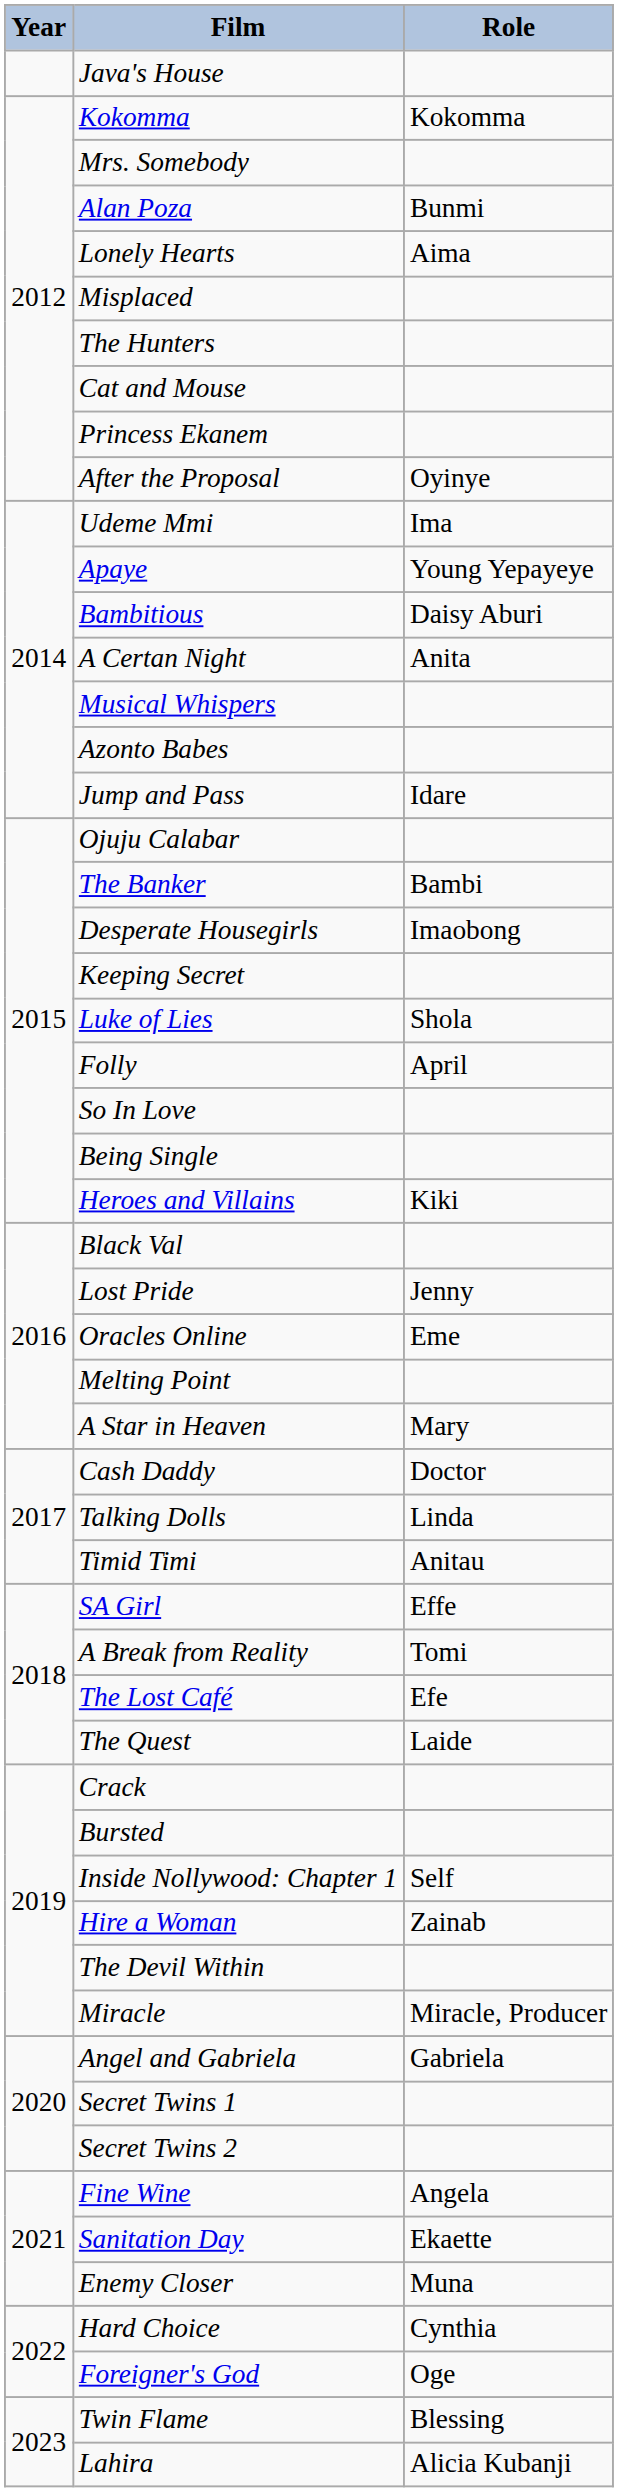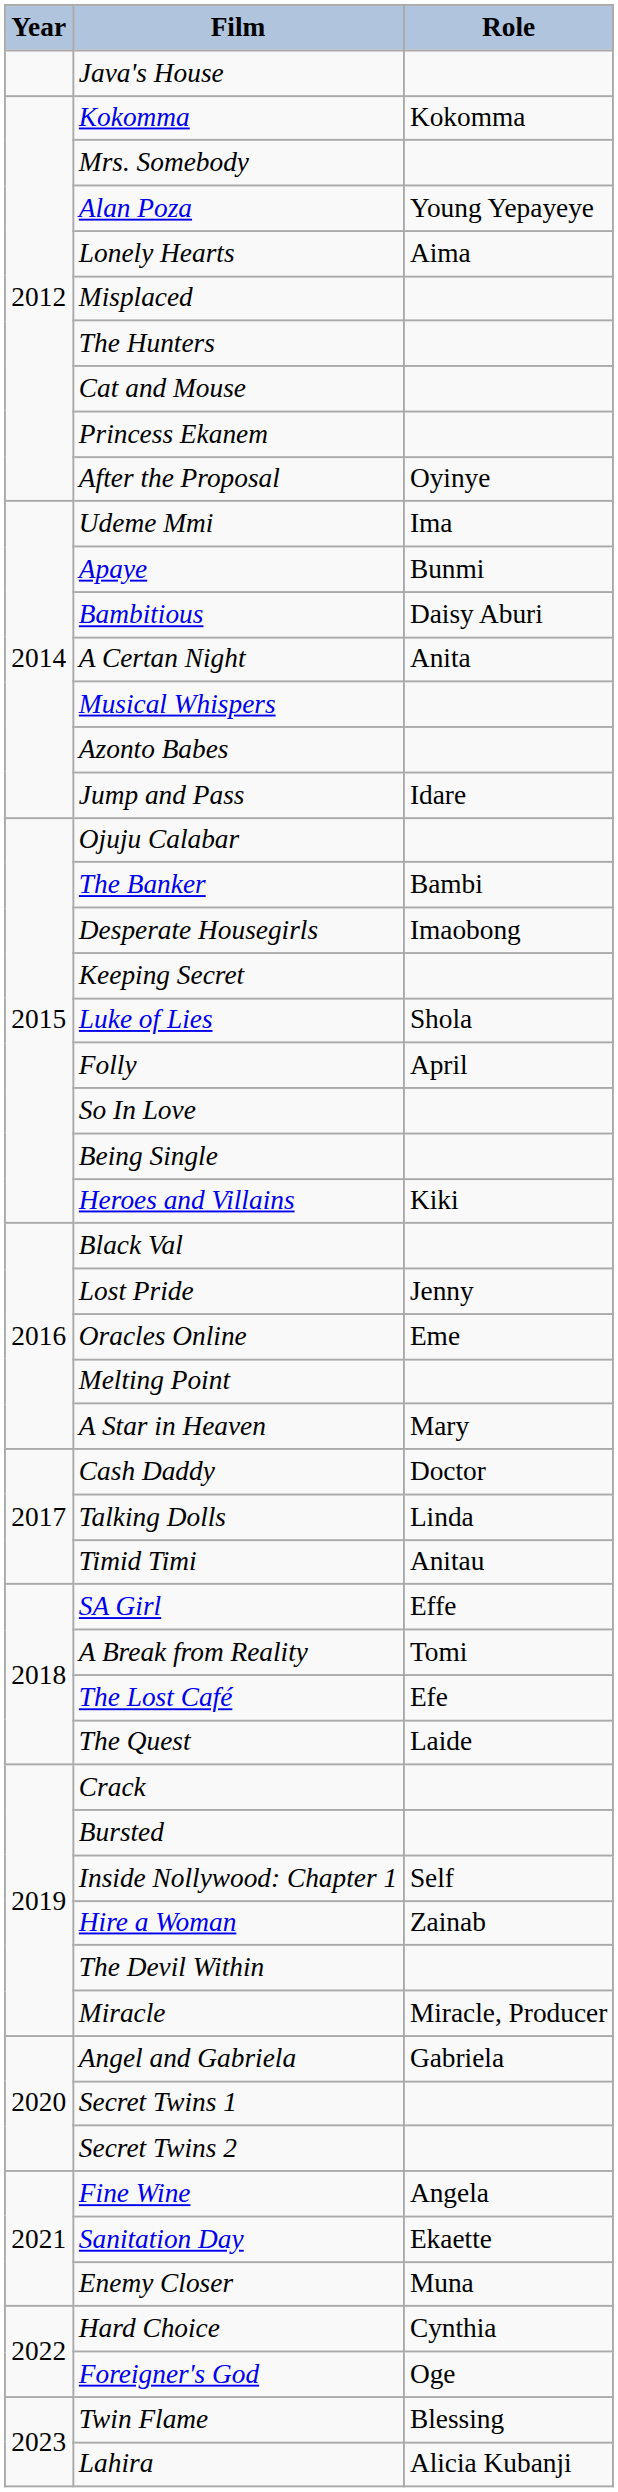(447, 207) Bunmi -> (502, 207) Young Yepayeye
(502, 568) Young Yepayeye -> (447, 568) Bunmi
